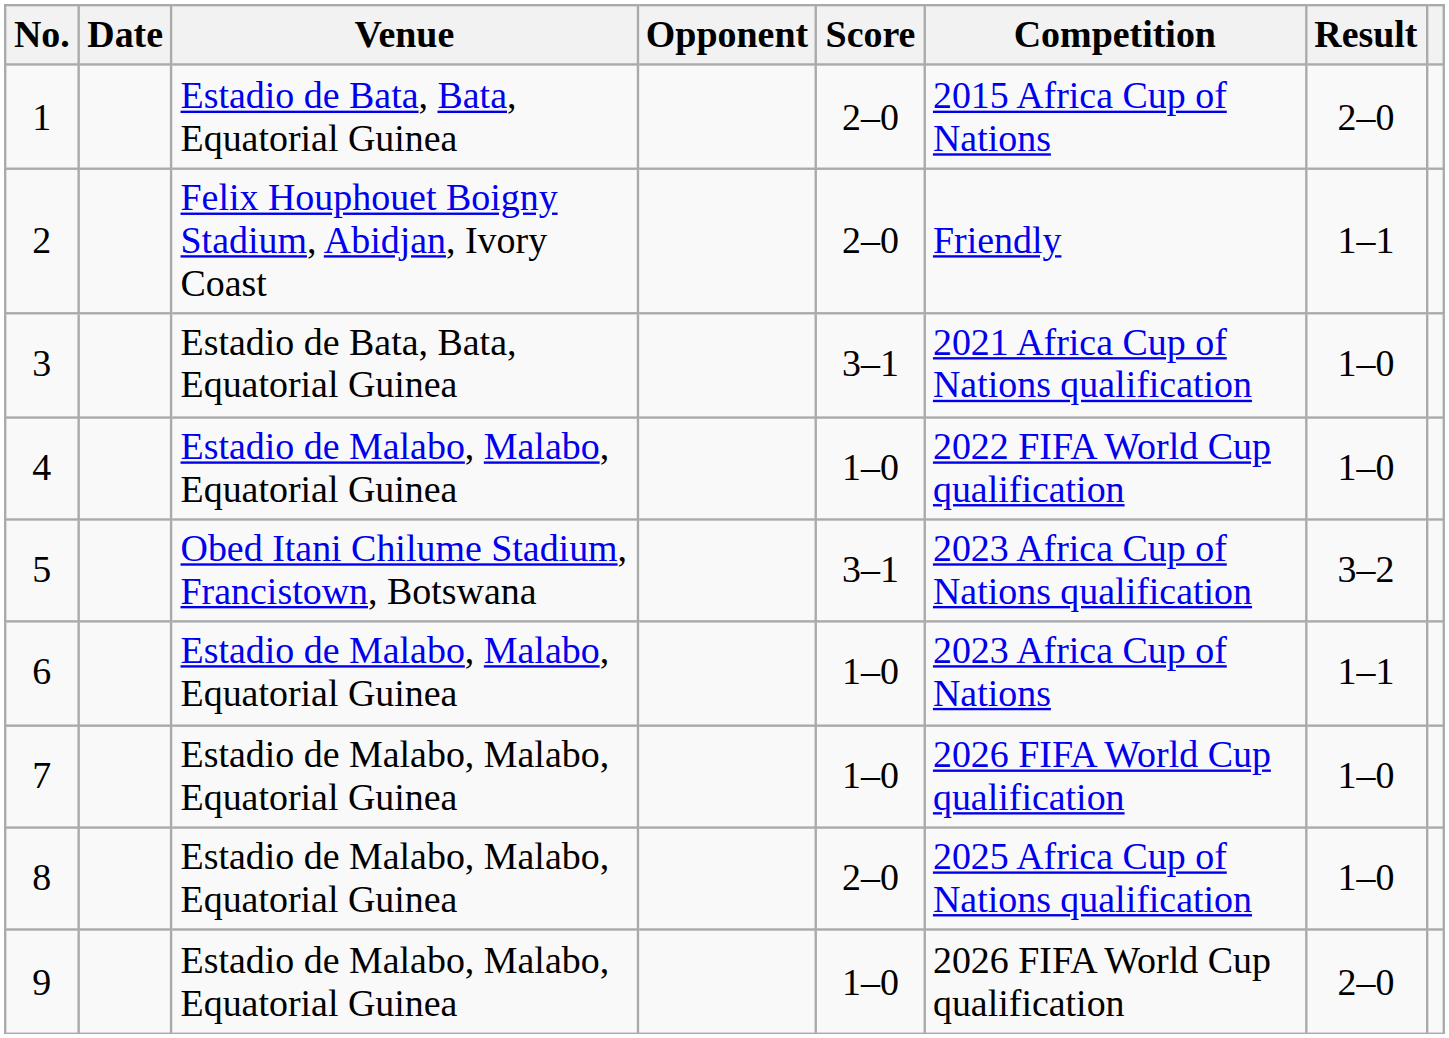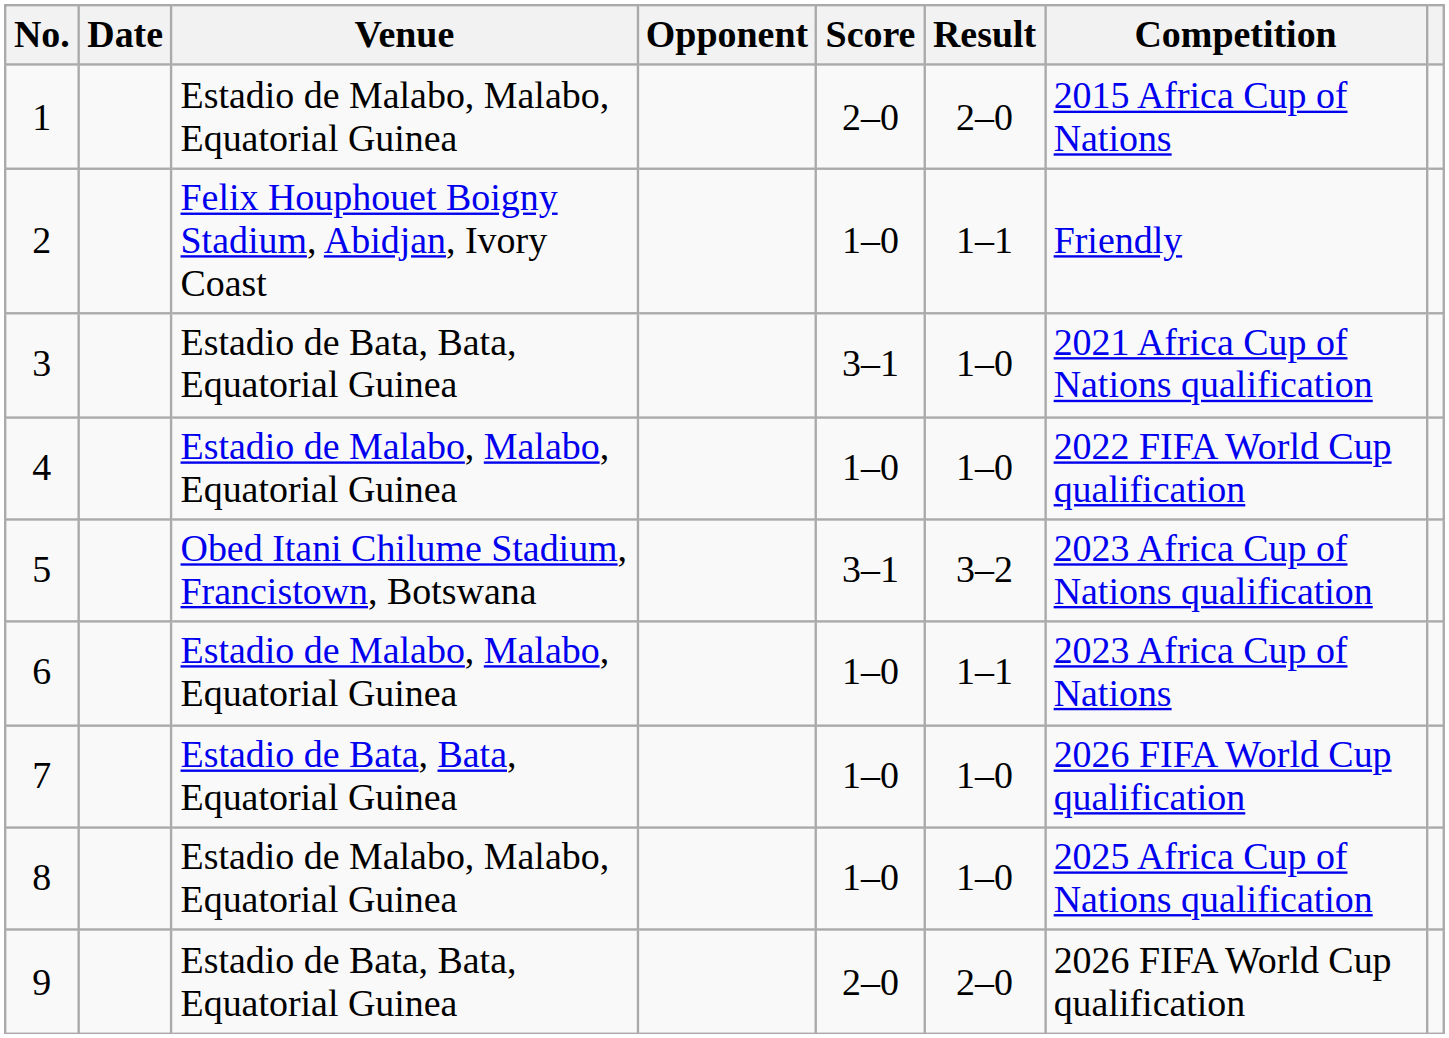columns swapped: (1366, 34) <-> (1115, 34)
(349, 116) Estadio de Bata, Bata, Equatorial Guinea -> (395, 116) Estadio de Malabo, Malabo, Equatorial Guinea
(870, 240) 2–0 -> (870, 240) 1–0
(395, 775) Estadio de Malabo, Malabo, Equatorial Guinea -> (349, 775) Estadio de Bata, Bata, Equatorial Guinea
(870, 878) 2–0 -> (870, 878) 1–0
(395, 981) Estadio de Malabo, Malabo, Equatorial Guinea -> (348, 981) Estadio de Bata, Bata, Equatorial Guinea
(870, 981) 1–0 -> (870, 981) 2–0
